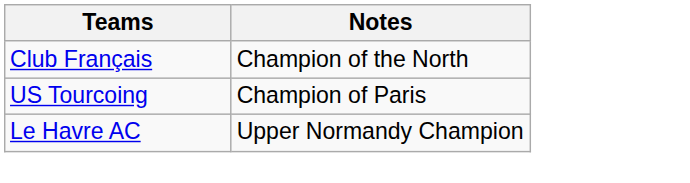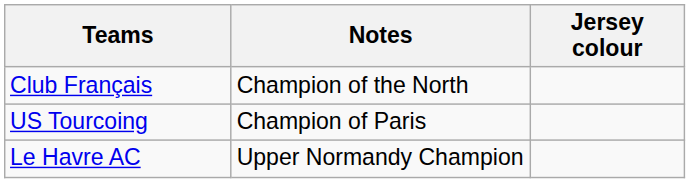+ column: (607, 35)
